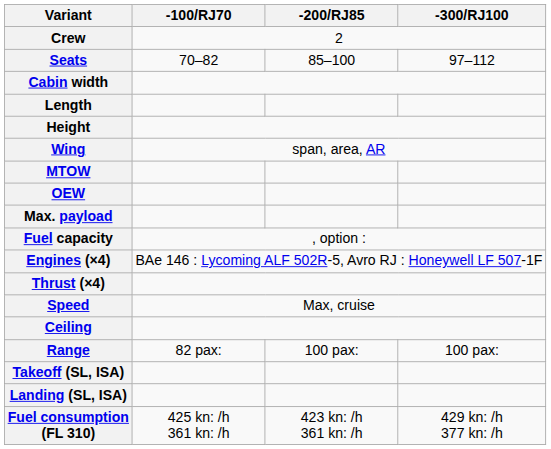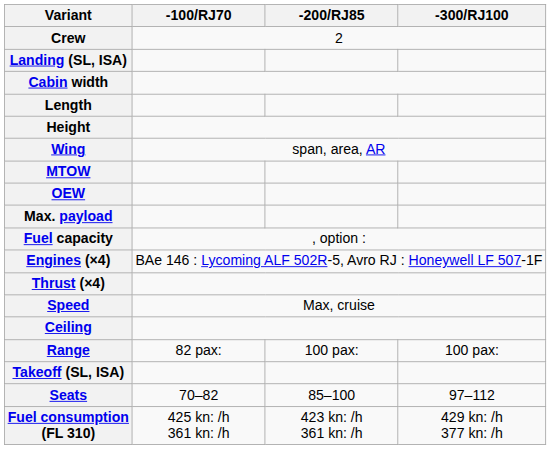rows swapped: (68, 60) <-> (68, 395)
